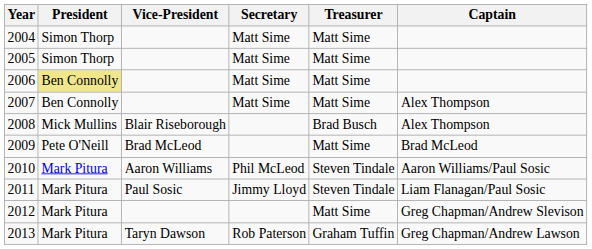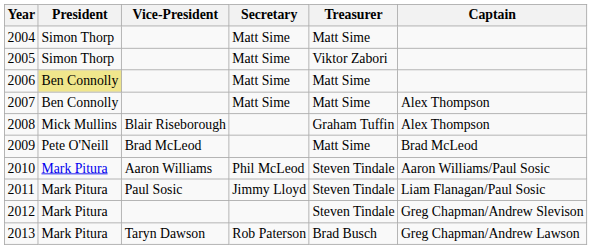(341, 59) Matt Sime -> (350, 59) Viktor Zabori
(345, 124) Brad Busch -> (353, 124) Graham Tuffin
(341, 211) Matt Sime -> (353, 211) Steven Tindale
(353, 233) Graham Tuffin -> (345, 233) Brad Busch
